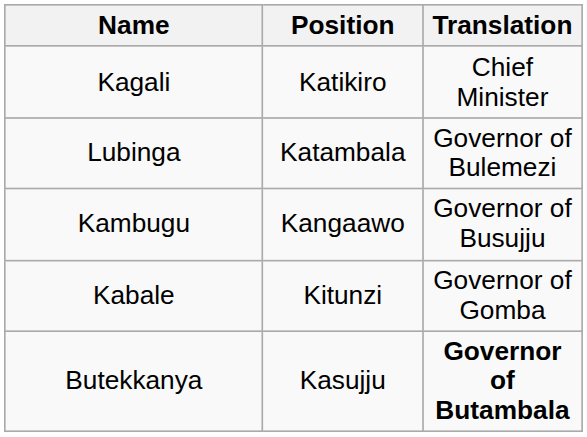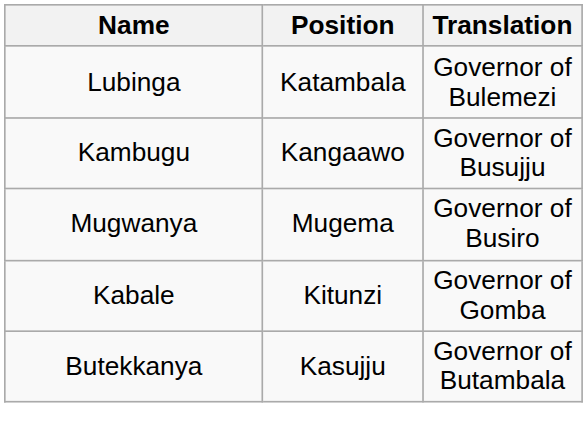- row: (134, 81)
+ row: (134, 223)
(502, 380) bold -> (502, 366) normal
